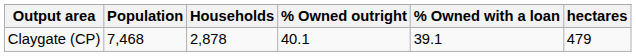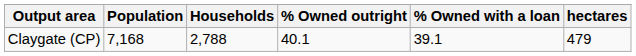(126, 39) 7,468 -> (126, 39) 7,168
(208, 39) 2,878 -> (208, 39) 2,788
